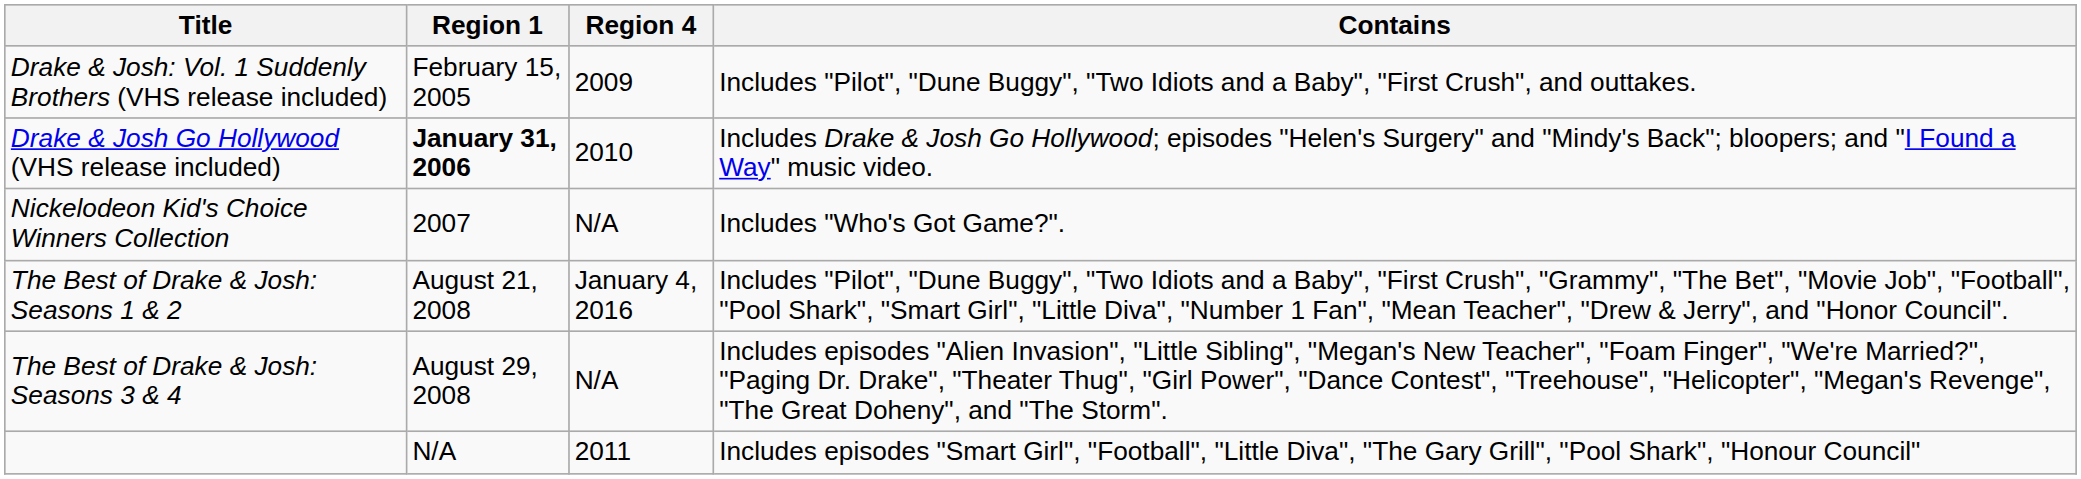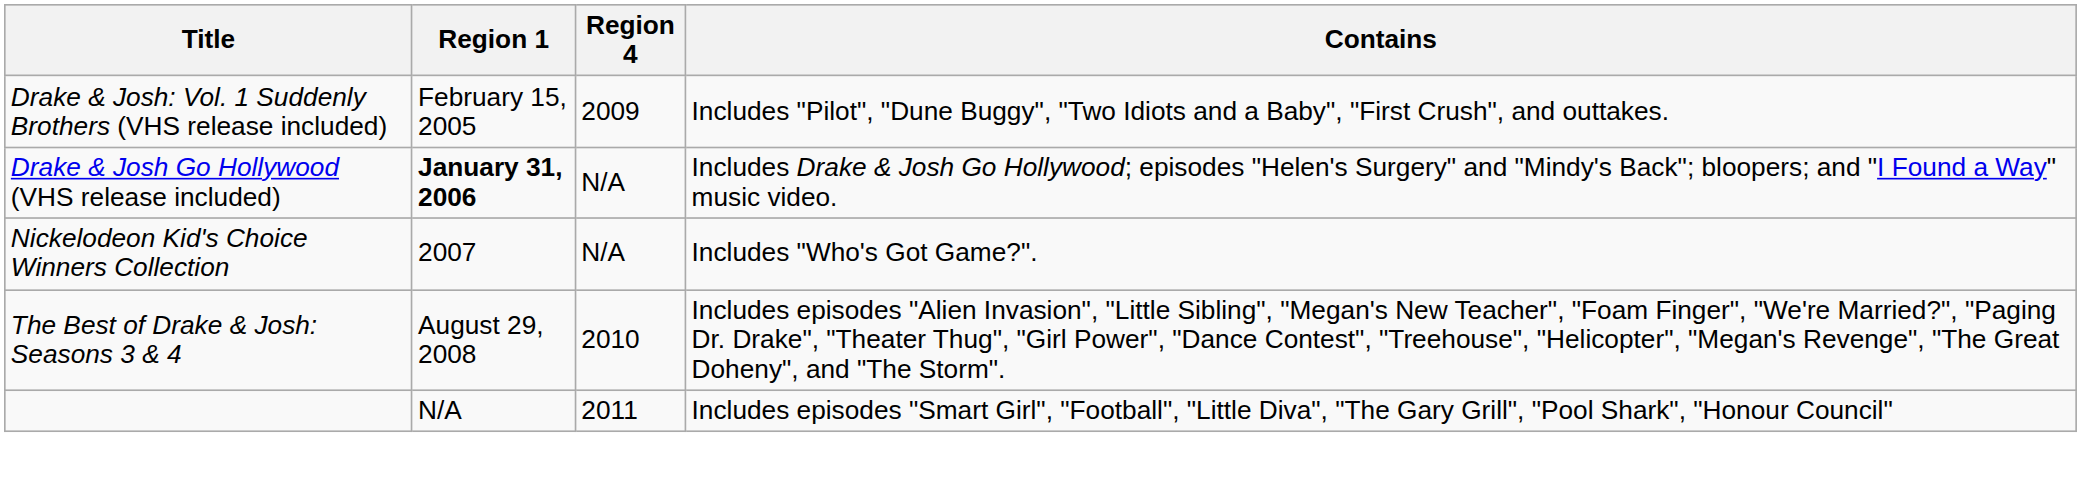(604, 152) 2010 -> (603, 182) N/A
- row: (164, 295)
(597, 380) N/A -> (611, 339) 2010
